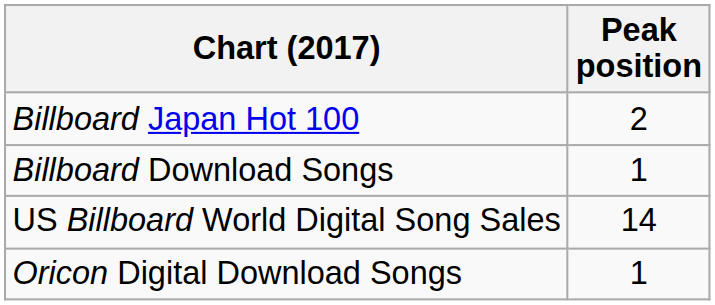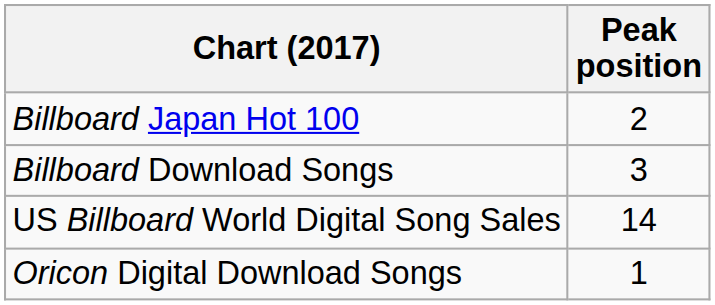(639, 169) 1 -> (639, 169) 3
